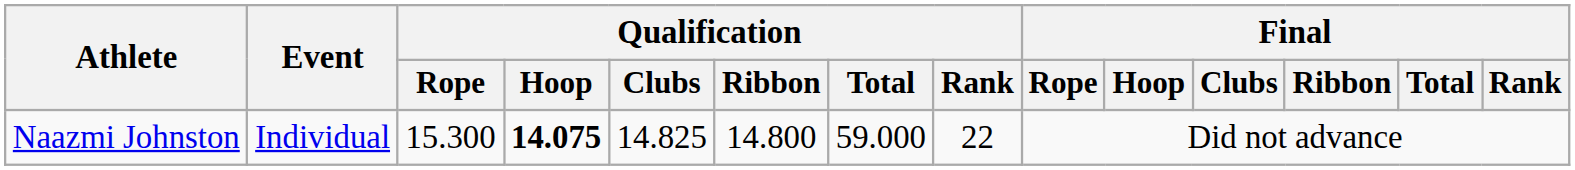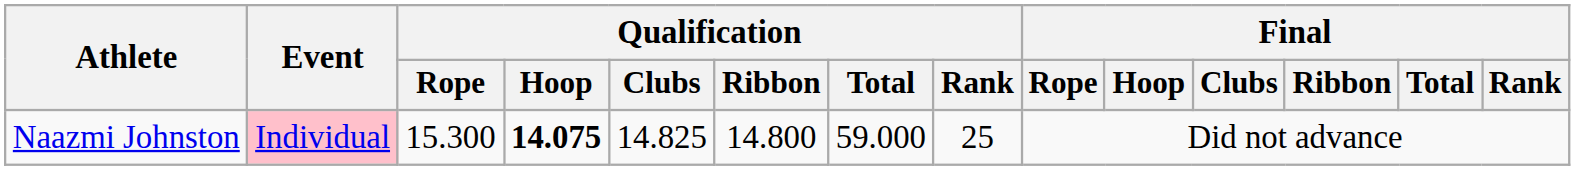(323, 137) no background -> (323, 137) pink background
(977, 137) 22 -> (977, 137) 25
